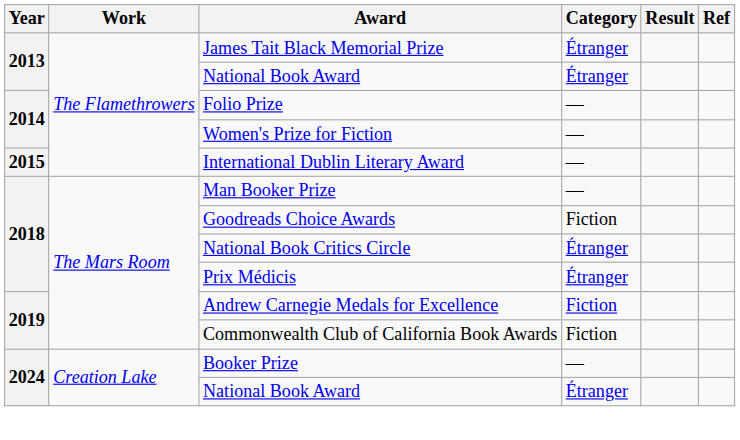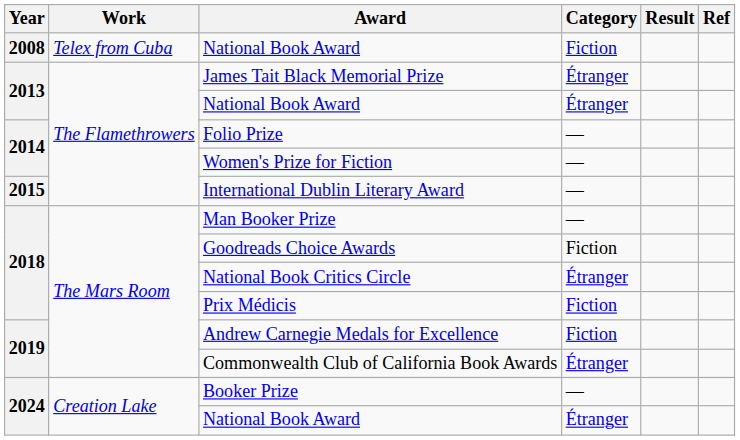+ row: (27, 47)
(597, 276) Étranger -> (591, 305) Fiction
(591, 334) Fiction -> (597, 362) Étranger
